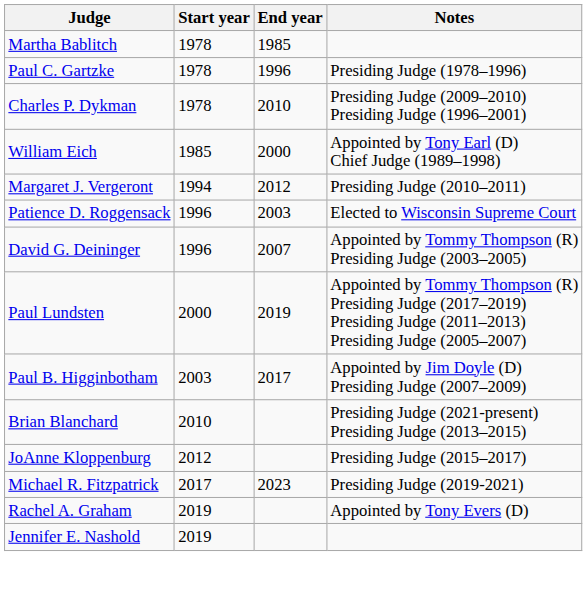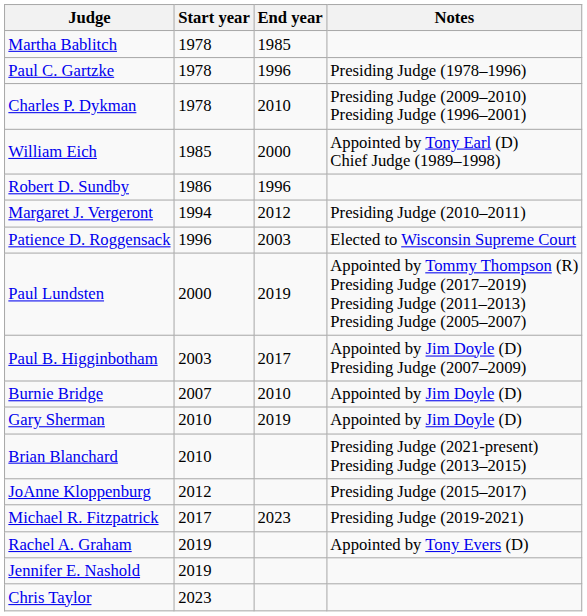+ row: (69, 187)
- row: (74, 249)
+ row: (56, 393)
+ row: (57, 420)
+ row: (50, 597)
